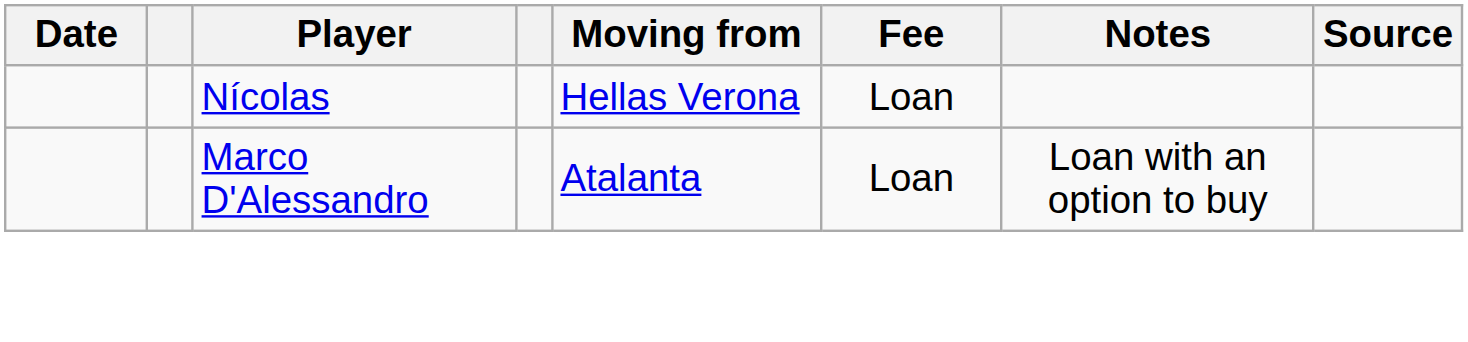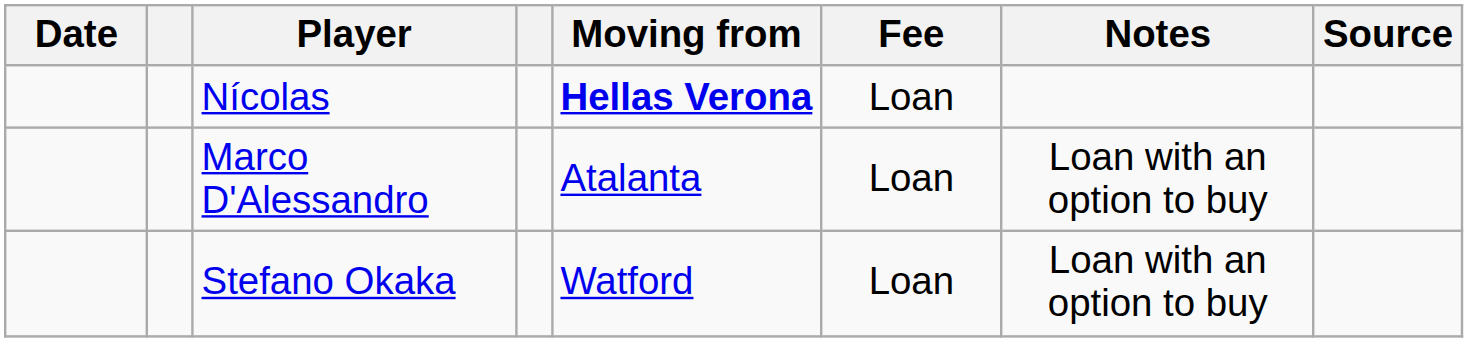(680, 95) normal -> (686, 95) bold
+ row: (329, 282)
